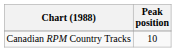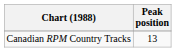(152, 39) 10 -> (152, 39) 13
